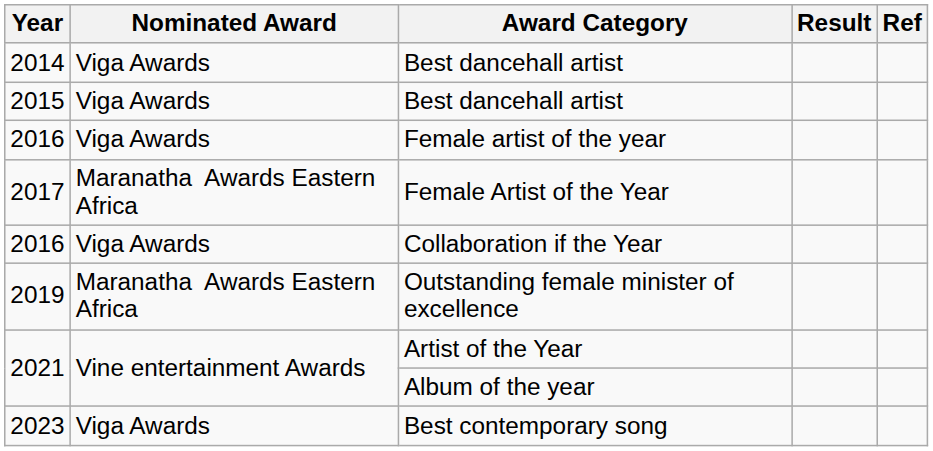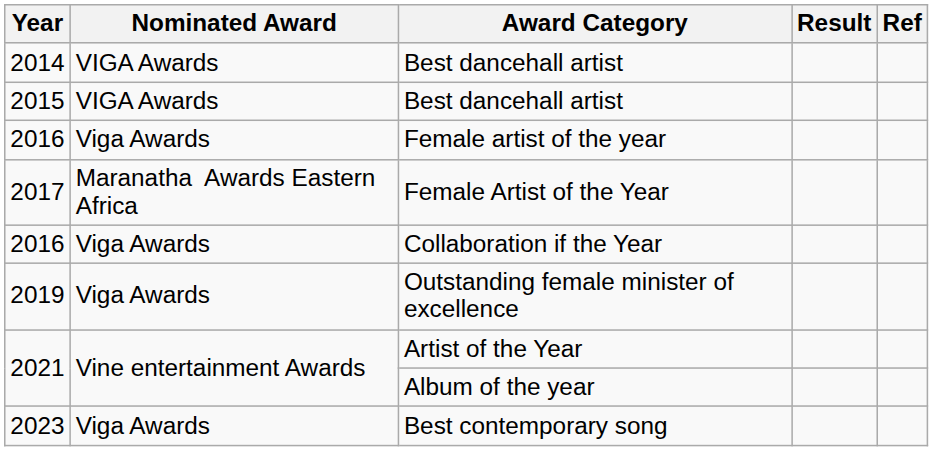(143, 62) Viga Awards -> (147, 62) VIGA Awards
(143, 100) Viga Awards -> (147, 100) VIGA Awards
(226, 296) Maranatha Awards Eastern Africa -> (143, 296) Viga Awards
